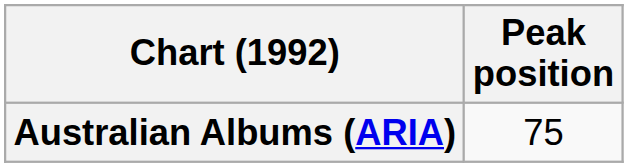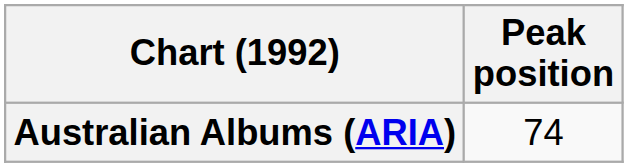(543, 131) 75 -> (543, 131) 74
